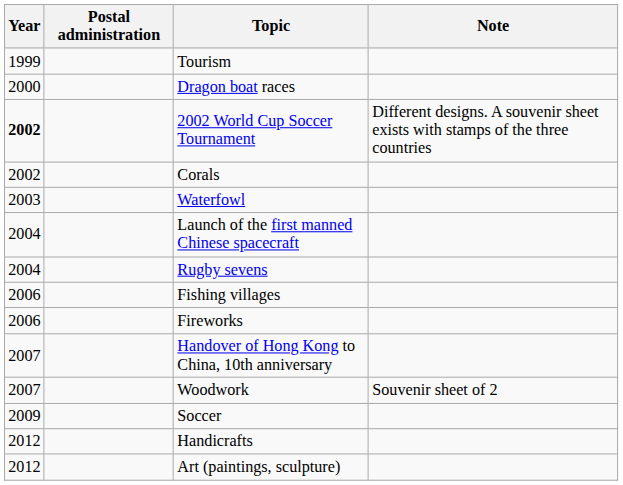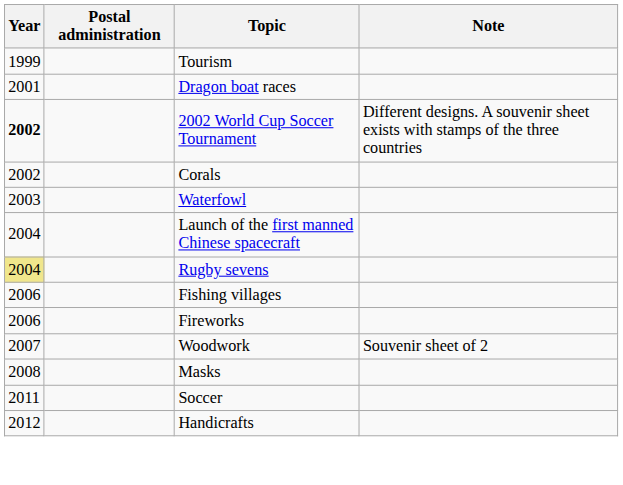(24, 86) 2000 -> (24, 86) 2001
(24, 269) no background -> (24, 269) khaki background
- row: (266, 355)
+ row: (199, 371)
(24, 415) 2009 -> (24, 397) 2011
- row: (259, 467)
